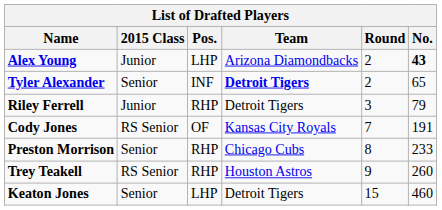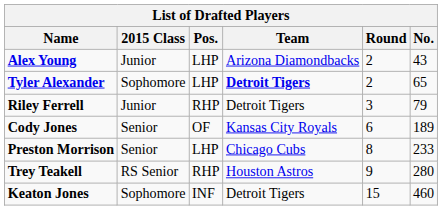(419, 60) bold -> (420, 60) normal
(139, 82) Senior -> (153, 82) Sophomore
(202, 82) INF -> (205, 82) LHP
(149, 127) RS Senior -> (139, 127) Senior
(368, 127) 7 -> (369, 127) 6
(422, 127) 191 -> (424, 127) 189
(205, 149) RHP -> (205, 149) LHP
(422, 171) 260 -> (424, 171) 280
(139, 194) Senior -> (153, 194) Sophomore
(204, 194) LHP -> (203, 194) INF
